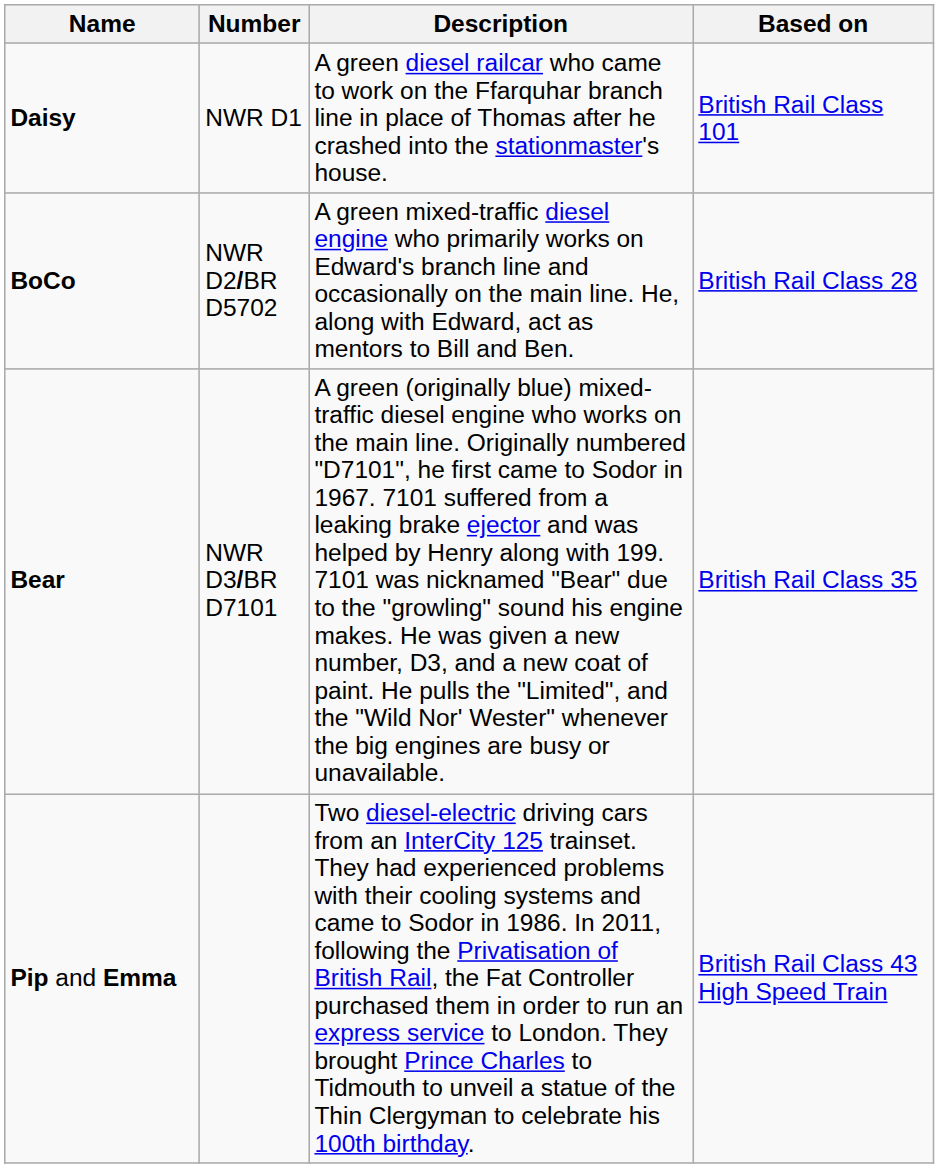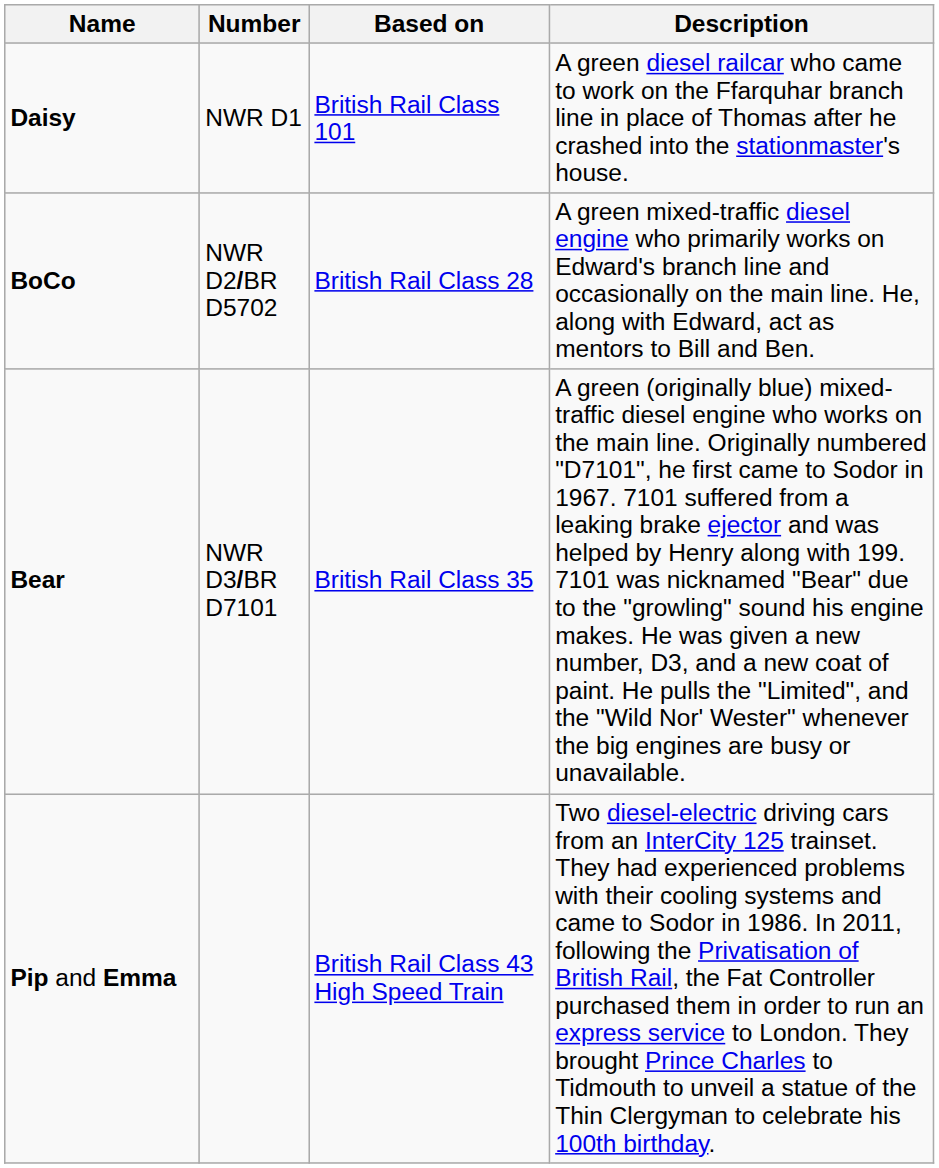columns swapped: (501, 23) <-> (813, 23)
